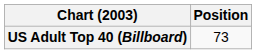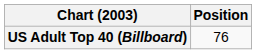(221, 37) 73 -> (221, 37) 76
